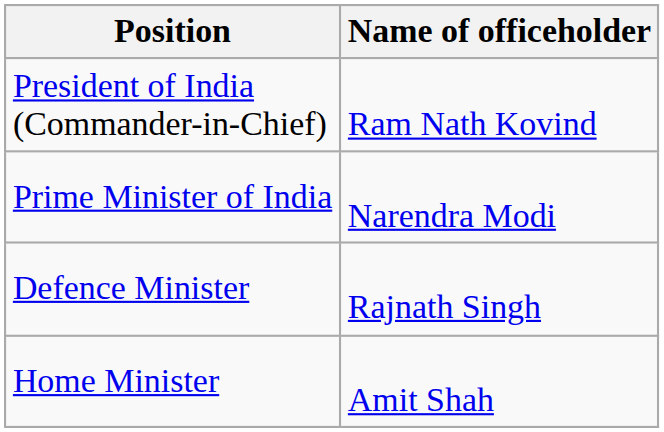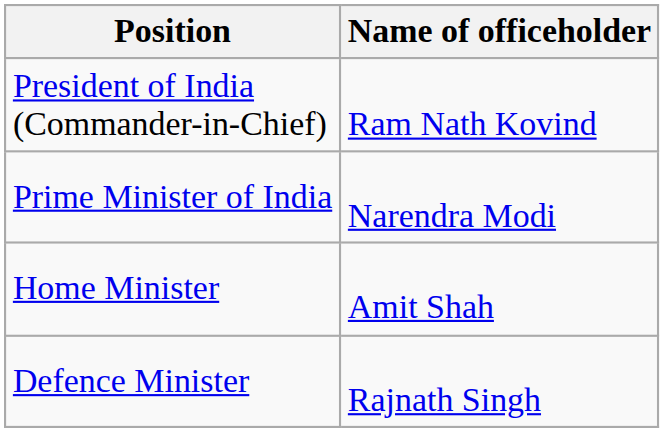rows swapped: (131, 288) <-> (116, 380)
